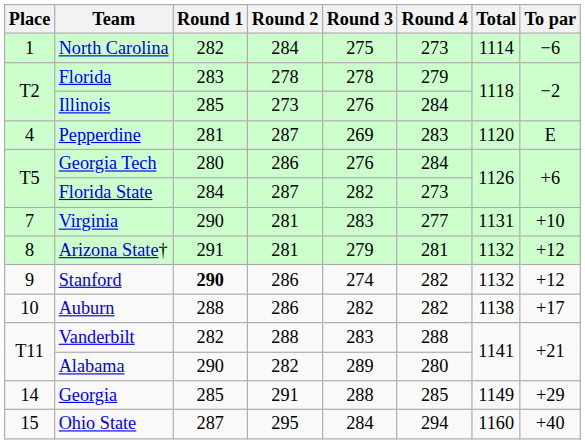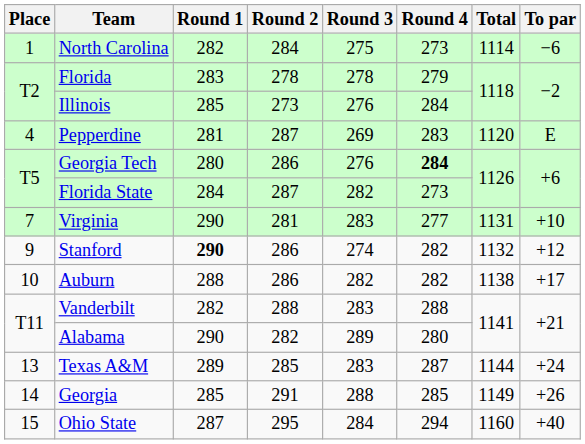(435, 163) normal -> (435, 163) bold
- row: (113, 250)
+ row: (103, 366)
(550, 395) +29 -> (550, 395) +26
